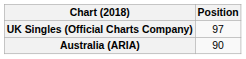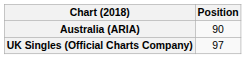rows swapped: (100, 45) <-> (100, 29)
